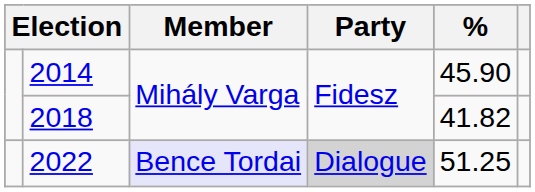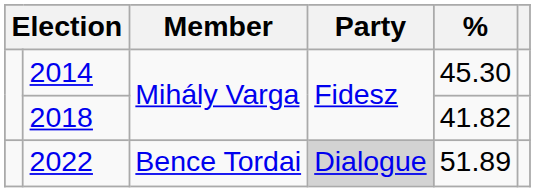(475, 72) 45.90 -> (475, 72) 45.30
(218, 162) lavender background -> (218, 162) no background
(475, 162) 51.25 -> (475, 162) 51.89
